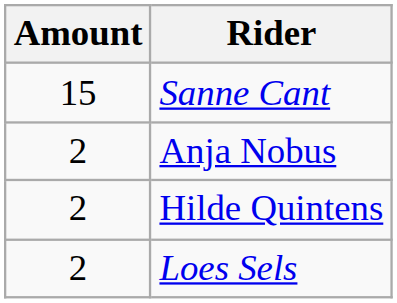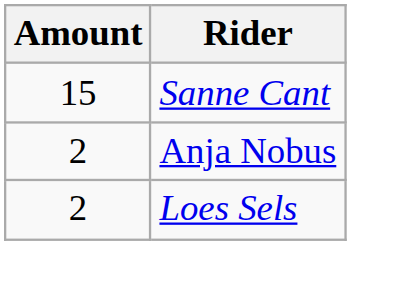- row: (271, 208)
